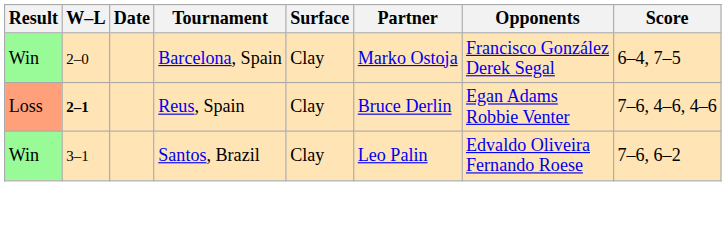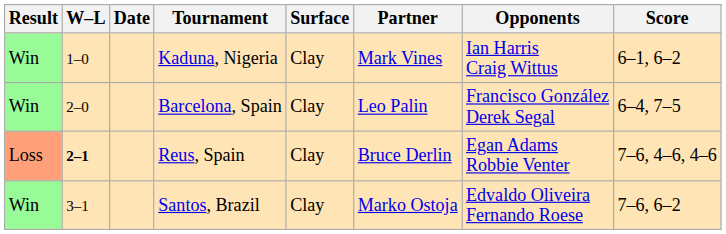+ row: (218, 57)
(408, 57) Marko Ostoja -> (393, 106) Leo Palin
(393, 155) Leo Palin -> (408, 204) Marko Ostoja
